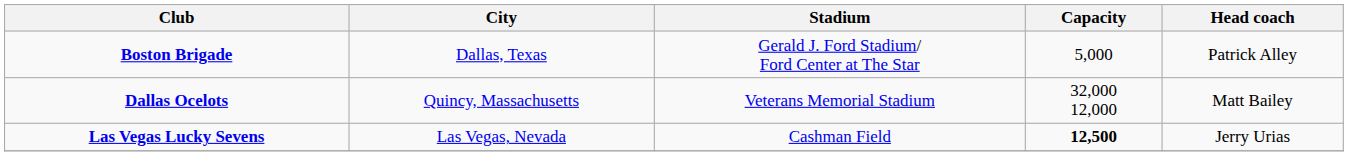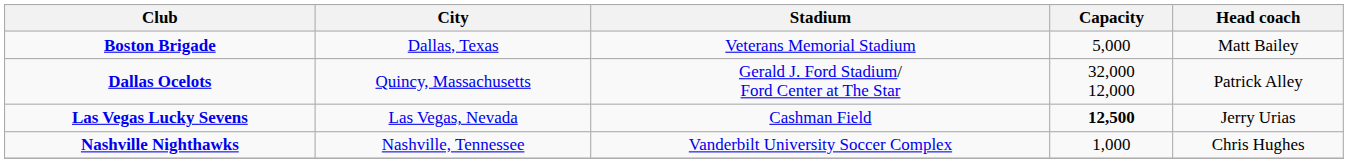(840, 54) Gerald J. Ford Stadium/ Ford Center at The Star -> (820, 44) Veterans Memorial Stadium
(1253, 54) Patrick Alley -> (1258, 44) Matt Bailey
(840, 100) Veterans Memorial Stadium -> (820, 81) Gerald J. Ford Stadium/ Ford Center at The Star
(1253, 100) Matt Bailey -> (1258, 81) Patrick Alley
+ row: (160, 144)
